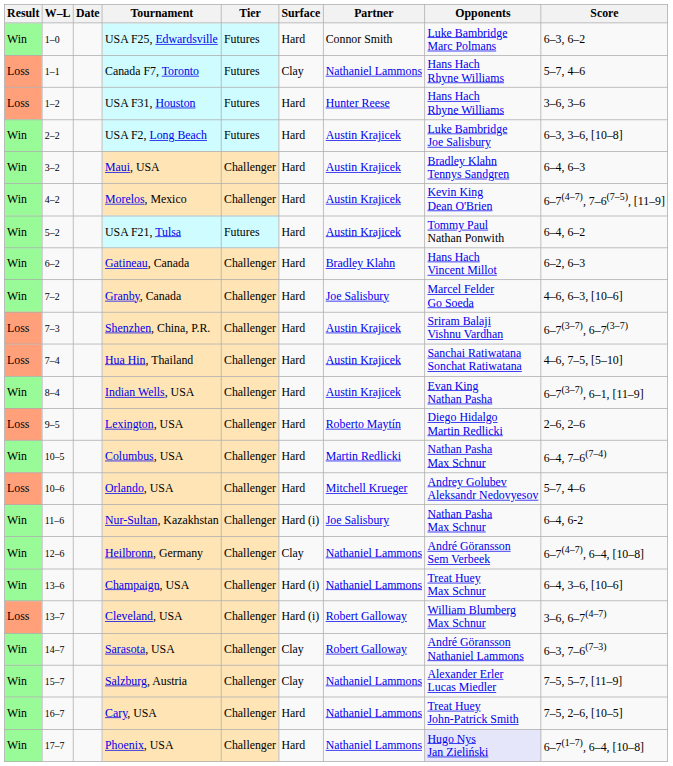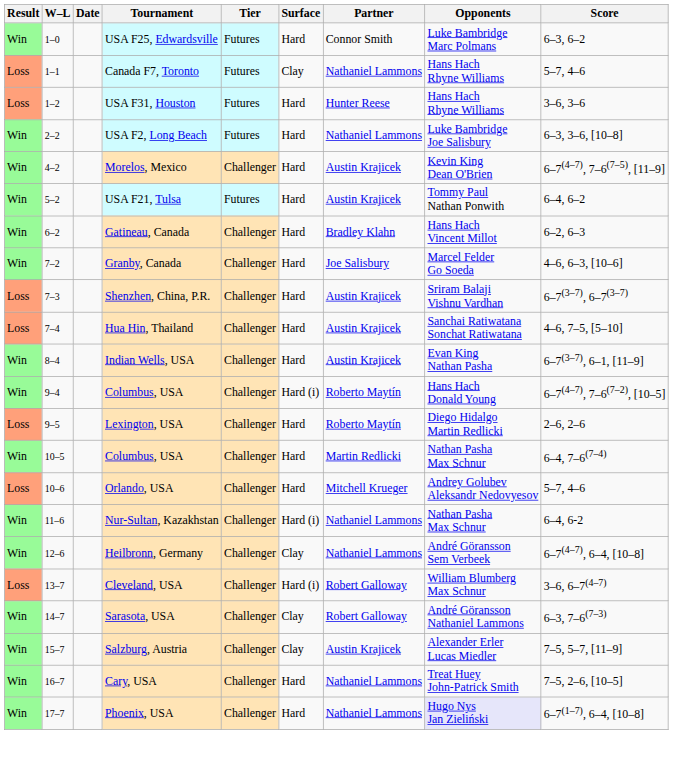(363, 135) Austin Krajicek -> (374, 135) Nathaniel Lammons
- row: (52, 168)
+ row: (52, 393)
(357, 520) Joe Salisbury -> (374, 520) Nathaniel Lammons
- row: (55, 585)
(374, 681) Nathaniel Lammons -> (363, 649) Austin Krajicek
